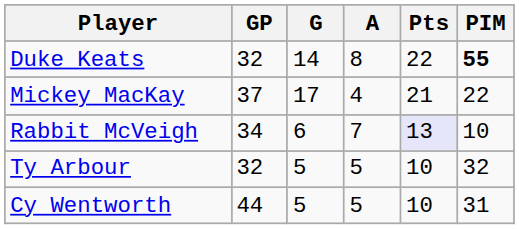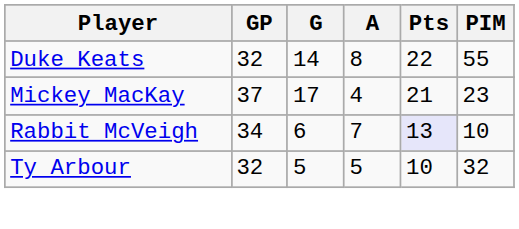(476, 60) bold -> (476, 60) normal
(476, 96) 22 -> (476, 96) 23
- row: (91, 205)
